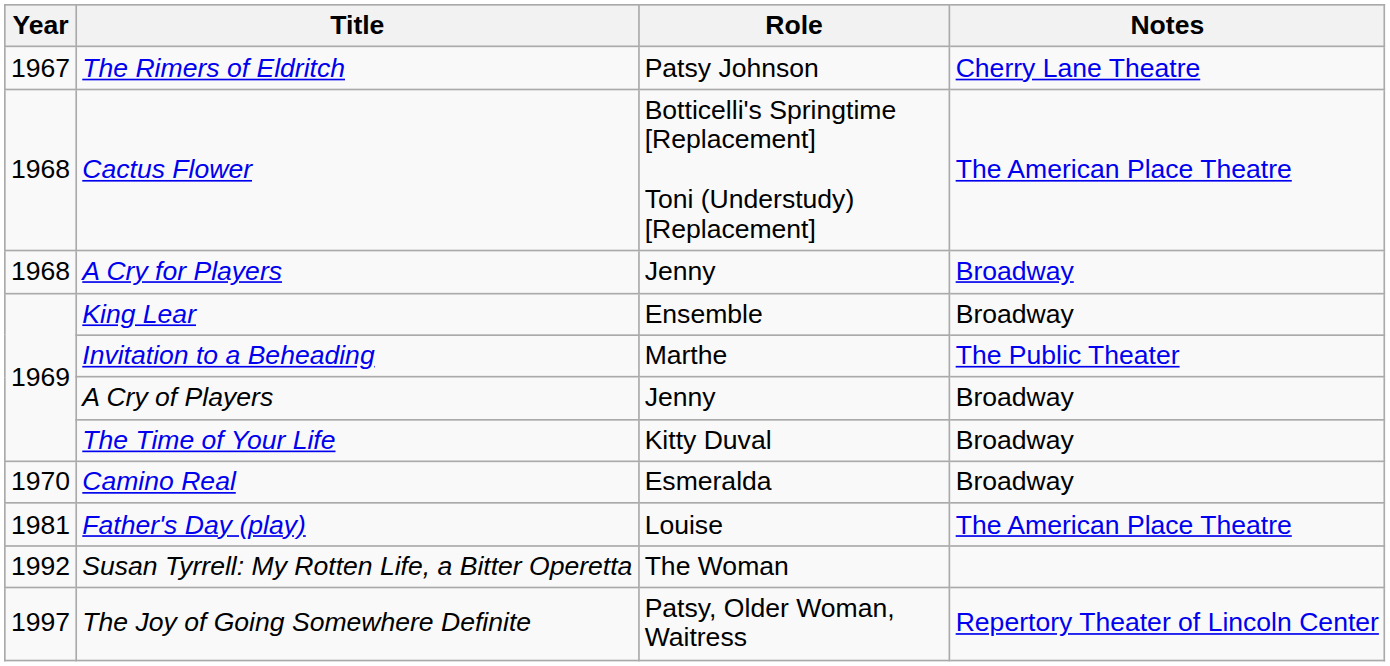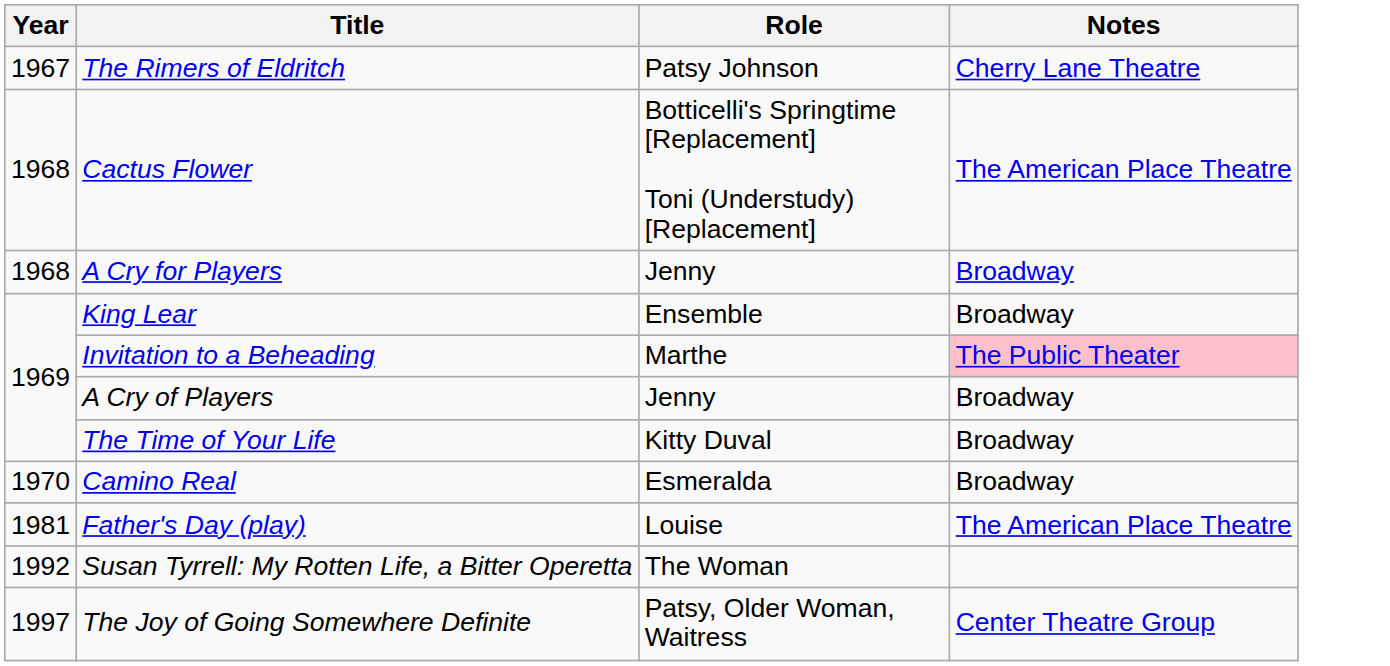(1068, 355) no background -> (1068, 355) pink background
(1167, 623) Repertory Theater of Lincoln Center -> (1085, 623) Center Theatre Group
